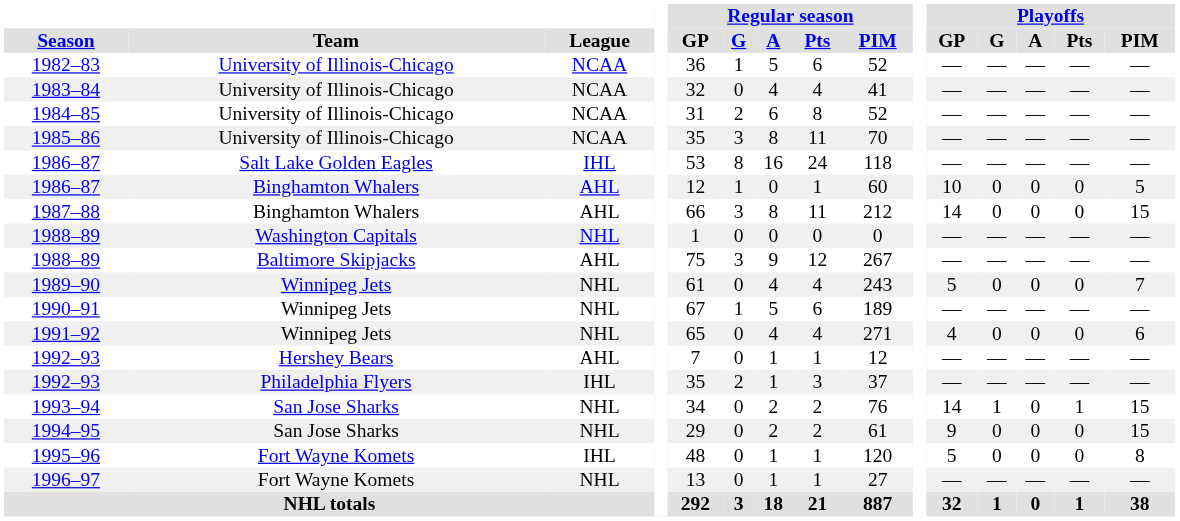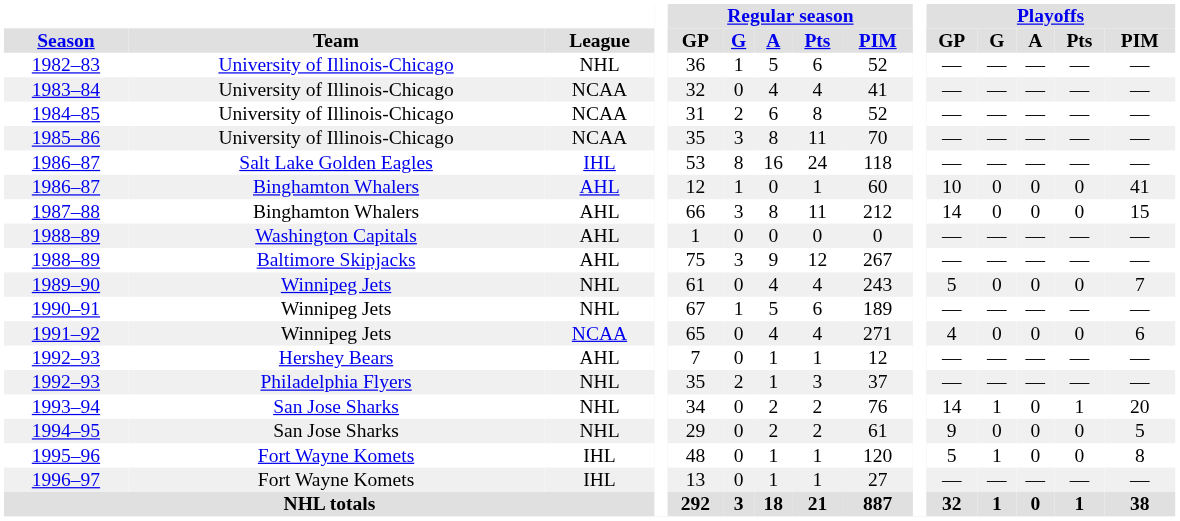(600, 64) NCAA -> (600, 64) NHL
(1140, 186) 5 -> (1140, 186) 41
(600, 235) NHL -> (600, 235) AHL
(600, 333) NHL -> (600, 333) NCAA
(600, 382) IHL -> (600, 382) NHL
(1140, 406) 15 -> (1140, 406) 20
(1140, 430) 15 -> (1140, 430) 5
(997, 455) 0 -> (997, 455) 1
(600, 479) NHL -> (600, 479) IHL
